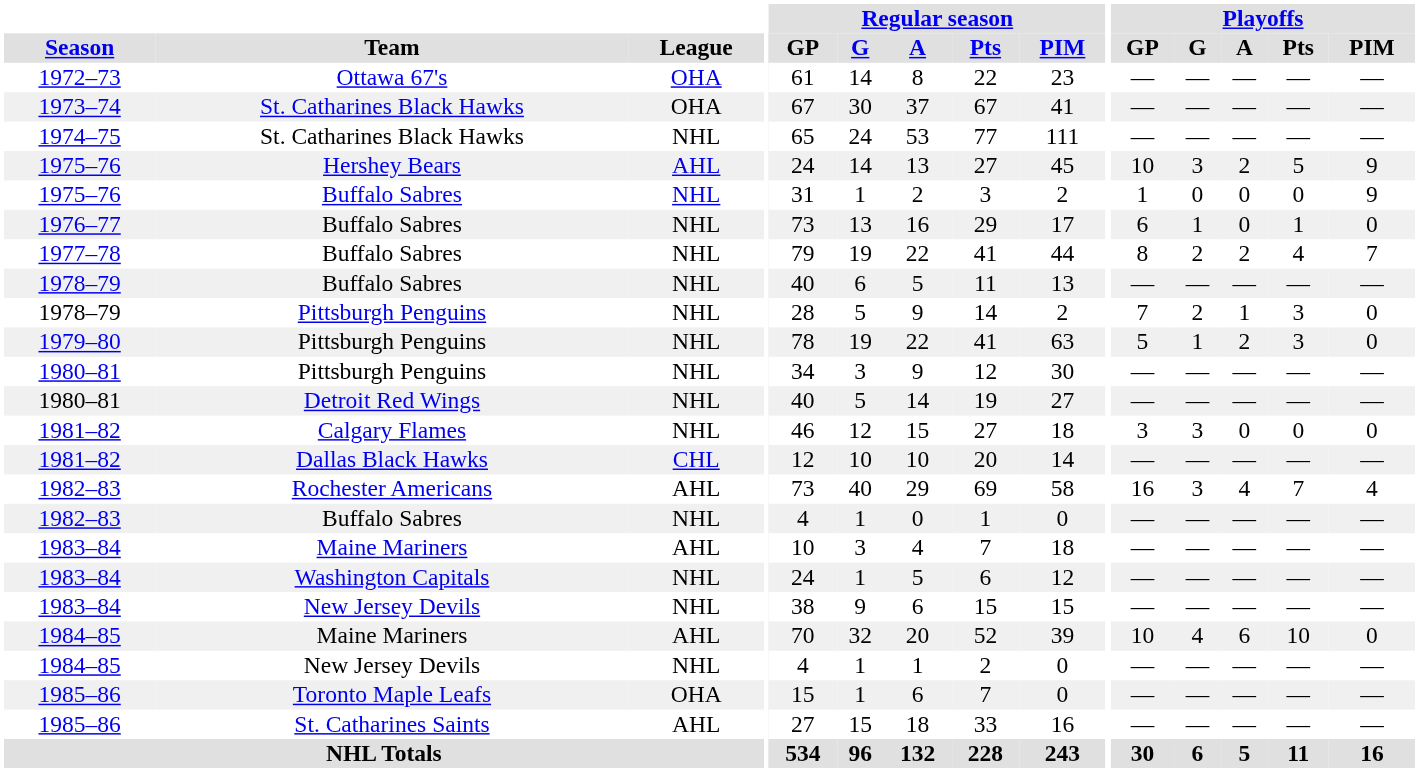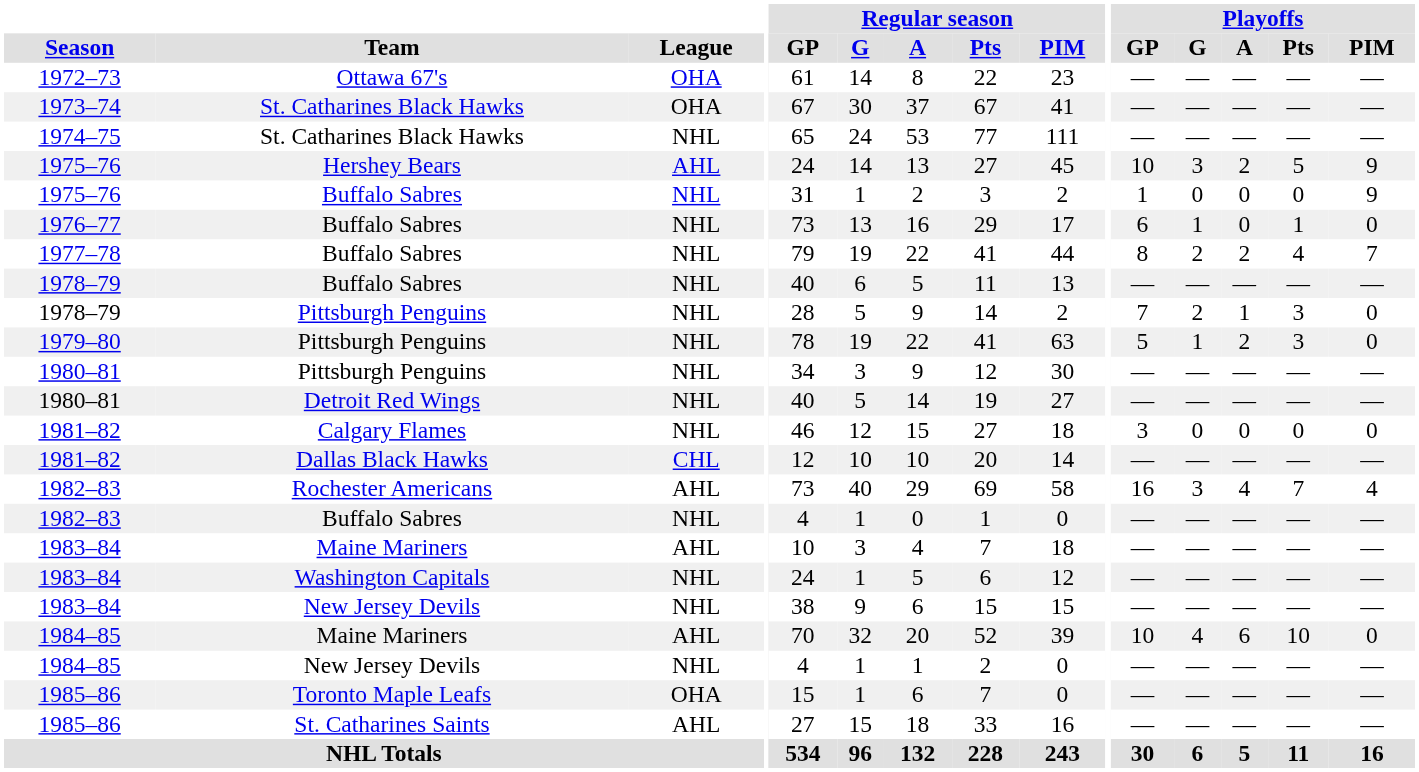(1197, 430) 3 -> (1197, 430) 0
